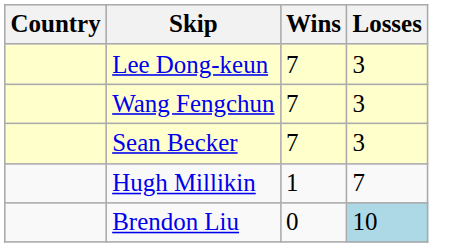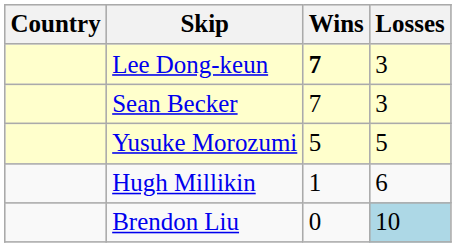(292, 63) normal -> (315, 63) bold
- row: (193, 103)
+ row: (205, 143)
(359, 182) 7 -> (382, 182) 6
